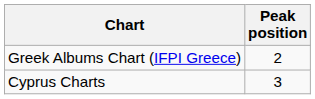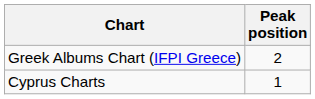(278, 81) 3 -> (278, 81) 1
